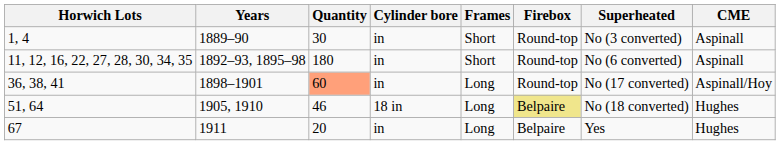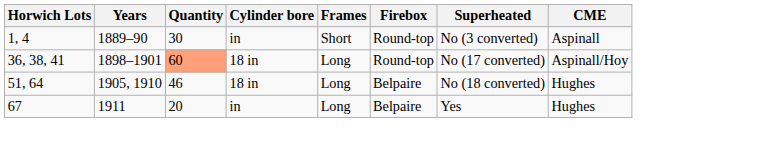- row: (100, 60)
(379, 83) in -> (244, 60) 18 in
(541, 106) khaki background -> (397, 83) no background
